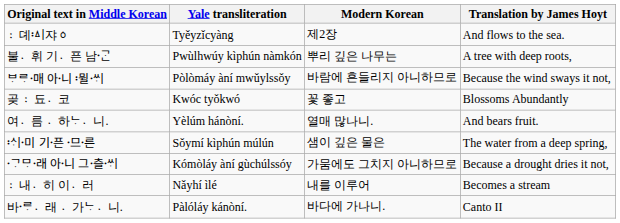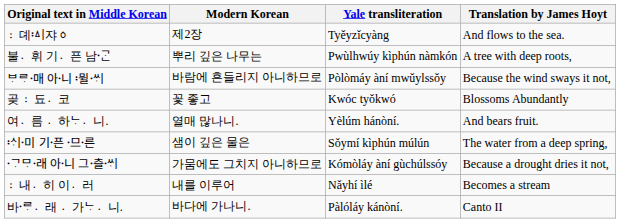columns swapped: (237, 14) <-> (382, 14)
